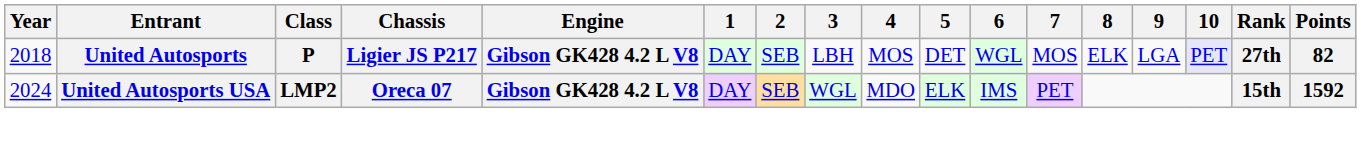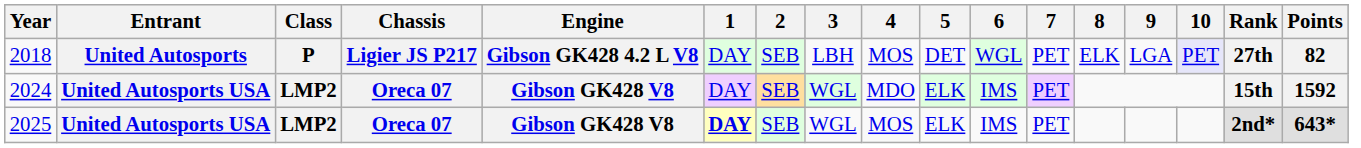(1055, 55) MOS -> (1051, 55) PET
(593, 89) Gibson GK428 4.2 L V8 -> (593, 89) Gibson GK428 V8
+ row: (30, 124)
